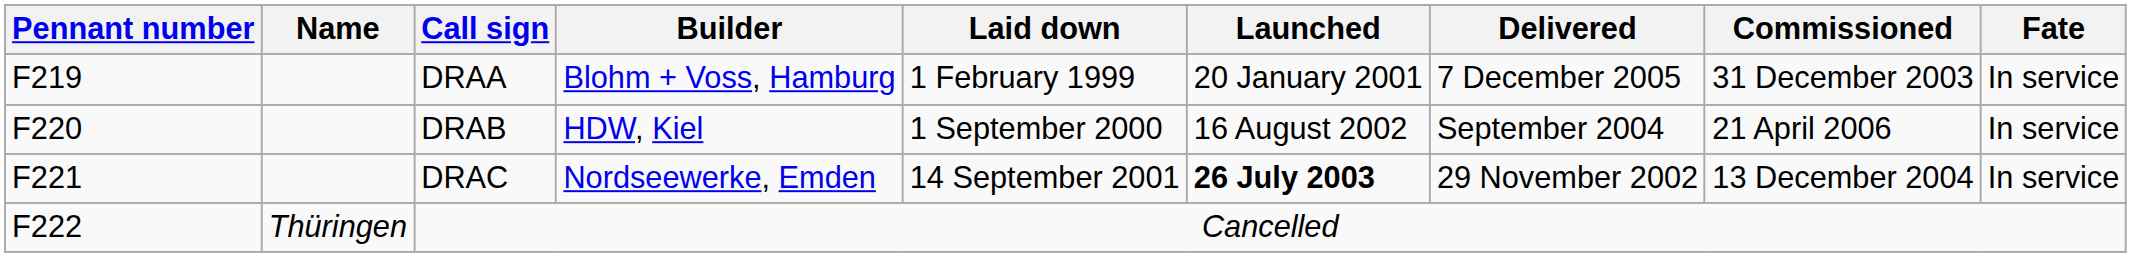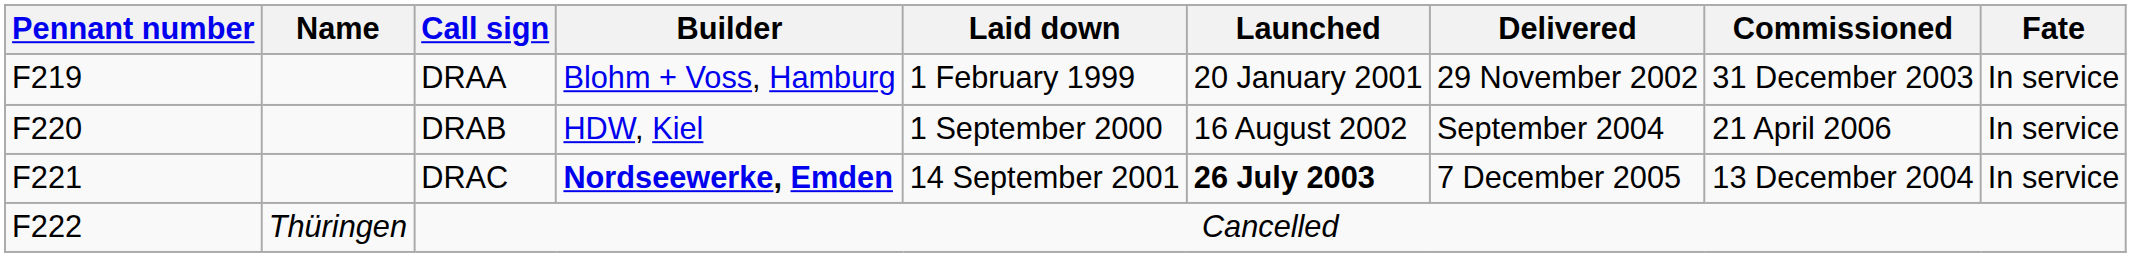(1559, 78) 7 December 2005 -> (1568, 78) 29 November 2002
(720, 177) normal -> (728, 177) bold
(1568, 177) 29 November 2002 -> (1559, 177) 7 December 2005
